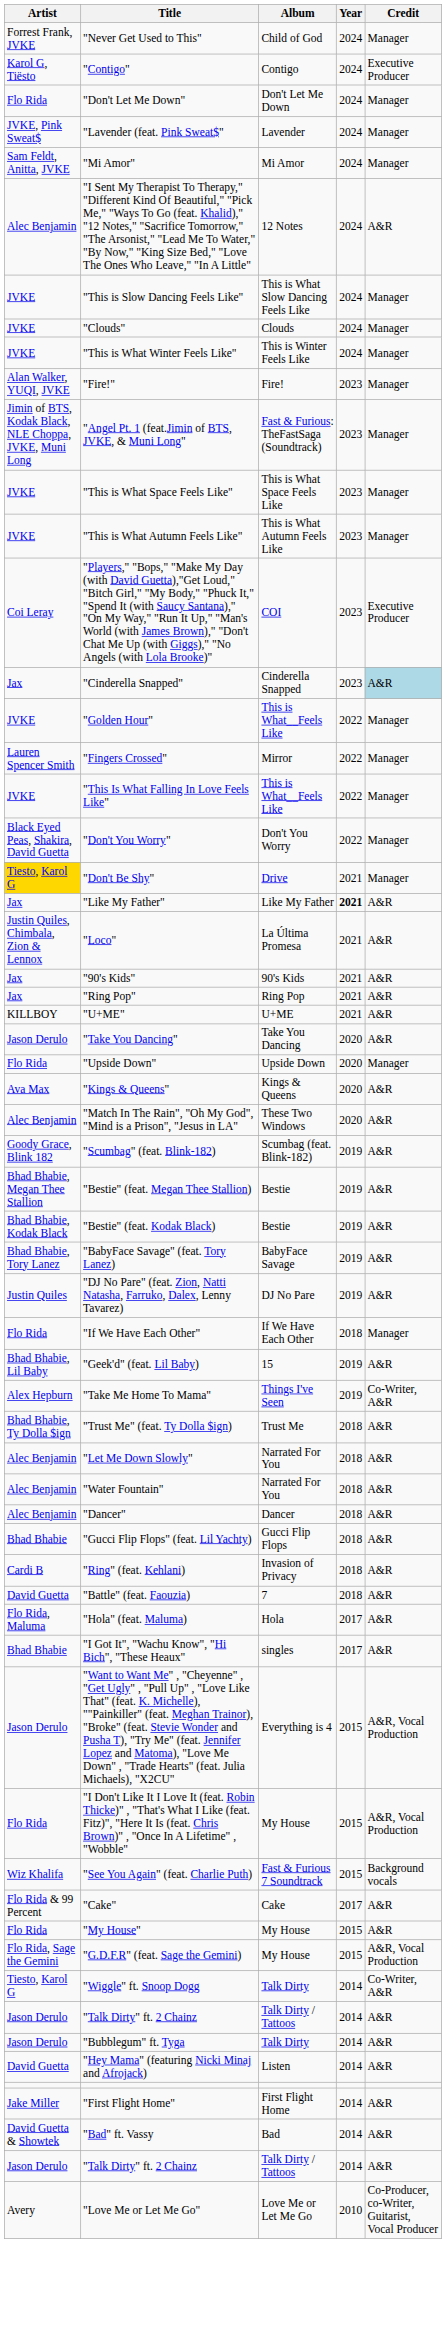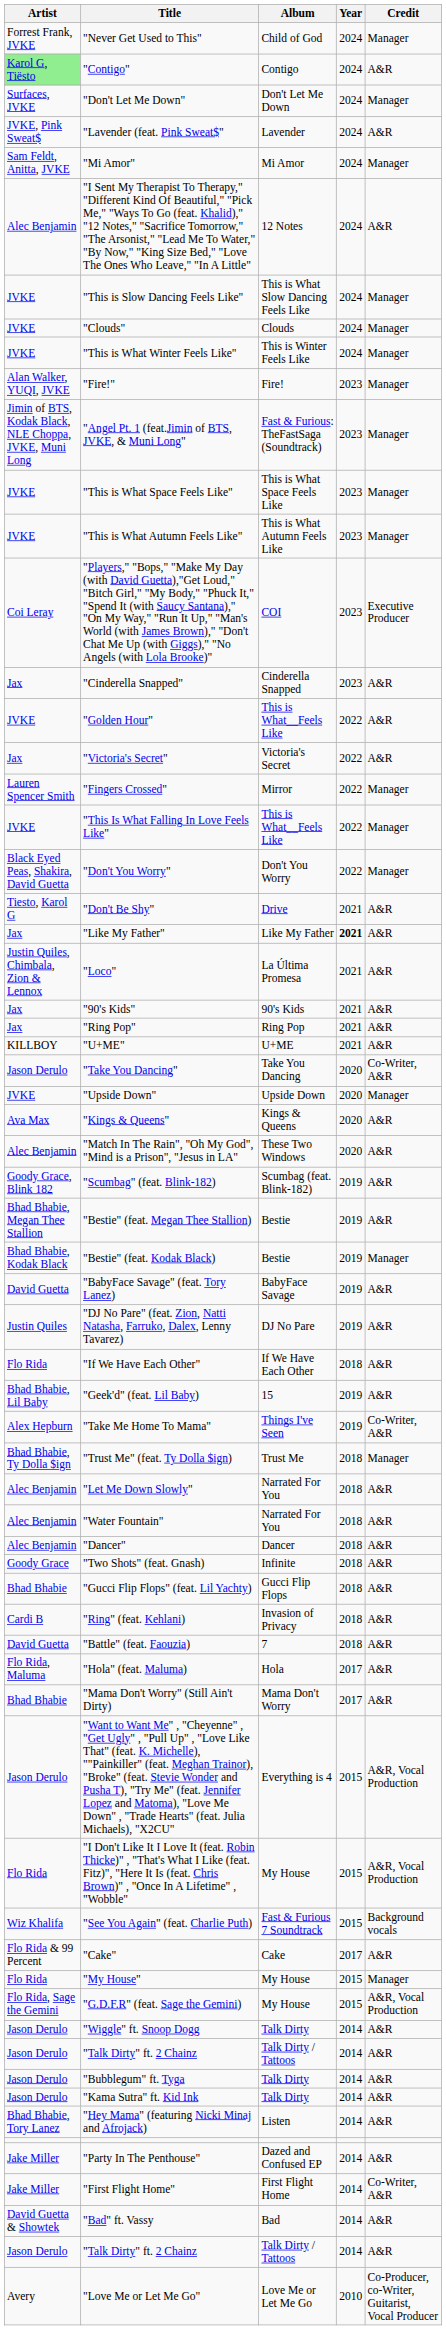(27, 69) no background -> (27, 69) lightgreen background
(391, 69) Executive Producer -> (380, 69) A&R
(27, 100) Flo Rida -> (28, 100) Surfaces, JVKE
(388, 132) Manager -> (380, 132) A&R
(380, 682) lightblue background -> (380, 682) no background
(388, 720) Manager -> (380, 720) A&R
+ row: (125, 758)
(37, 877) gold background -> (37, 909) no background
(388, 877) Manager -> (380, 909) A&R
(380, 1039) A&R -> (392, 1070) Co-Writer, A&R
(27, 1064) Flo Rida -> (21, 1095) JVKE
(380, 1226) A&R -> (388, 1258) Manager
(38, 1258) Bhad Bhabie, Tory Lanez -> (38, 1289) David Guetta
(388, 1333) Manager -> (380, 1364) A&R
(380, 1427) A&R -> (388, 1458) Manager
+ row: (144, 1563)
+ row: (158, 1700)
- row: (155, 1651)
(380, 1930) A&R -> (388, 1979) Manager
(37, 1986) Tiesto, Karol G -> (37, 2029) Jason Derulo
(392, 1986) Co-Writer, A&R -> (380, 2029) A&R
+ row: (141, 2097)
(38, 2067) David Guetta -> (38, 2121) Bhad Bhabie, Tory Lanez
+ row: (142, 2158)
(380, 2103) A&R -> (392, 2189) Co-Writer, A&R
